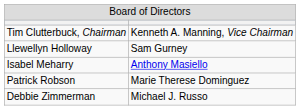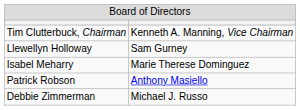(169, 65) Anthony Masiello -> (190, 65) Marie Therese Dominguez
(190, 81) Marie Therese Dominguez -> (169, 81) Anthony Masiello
